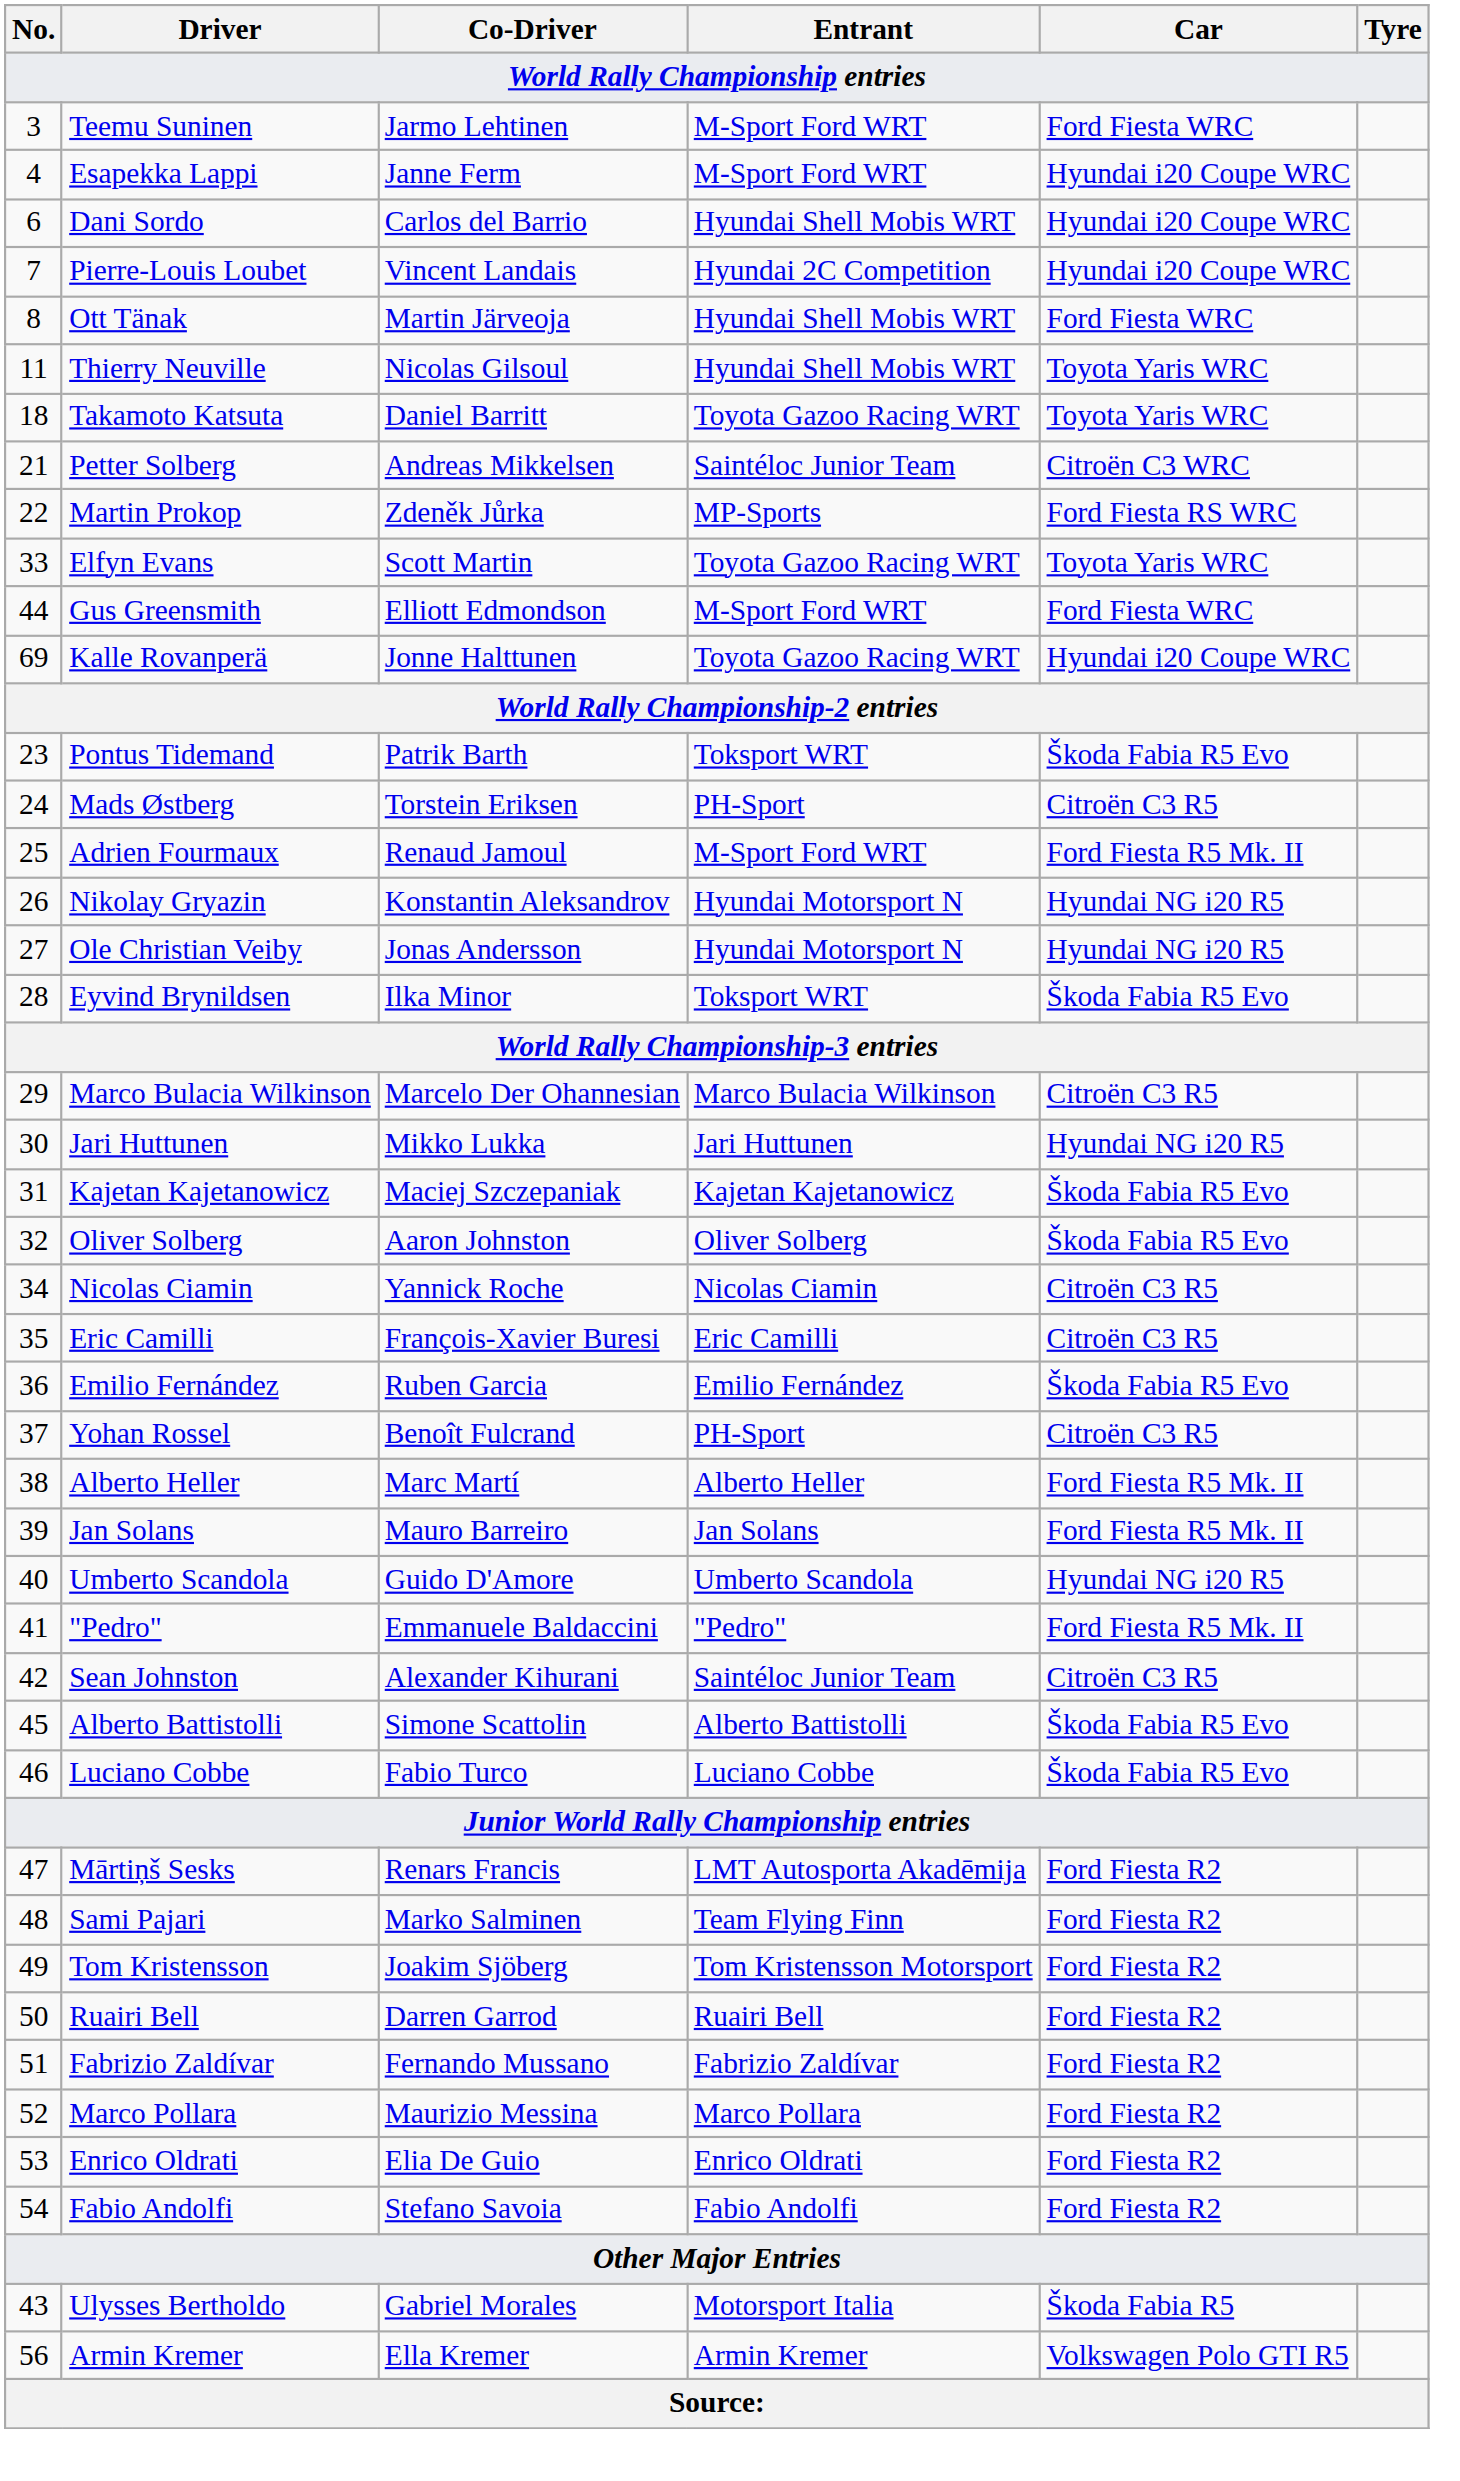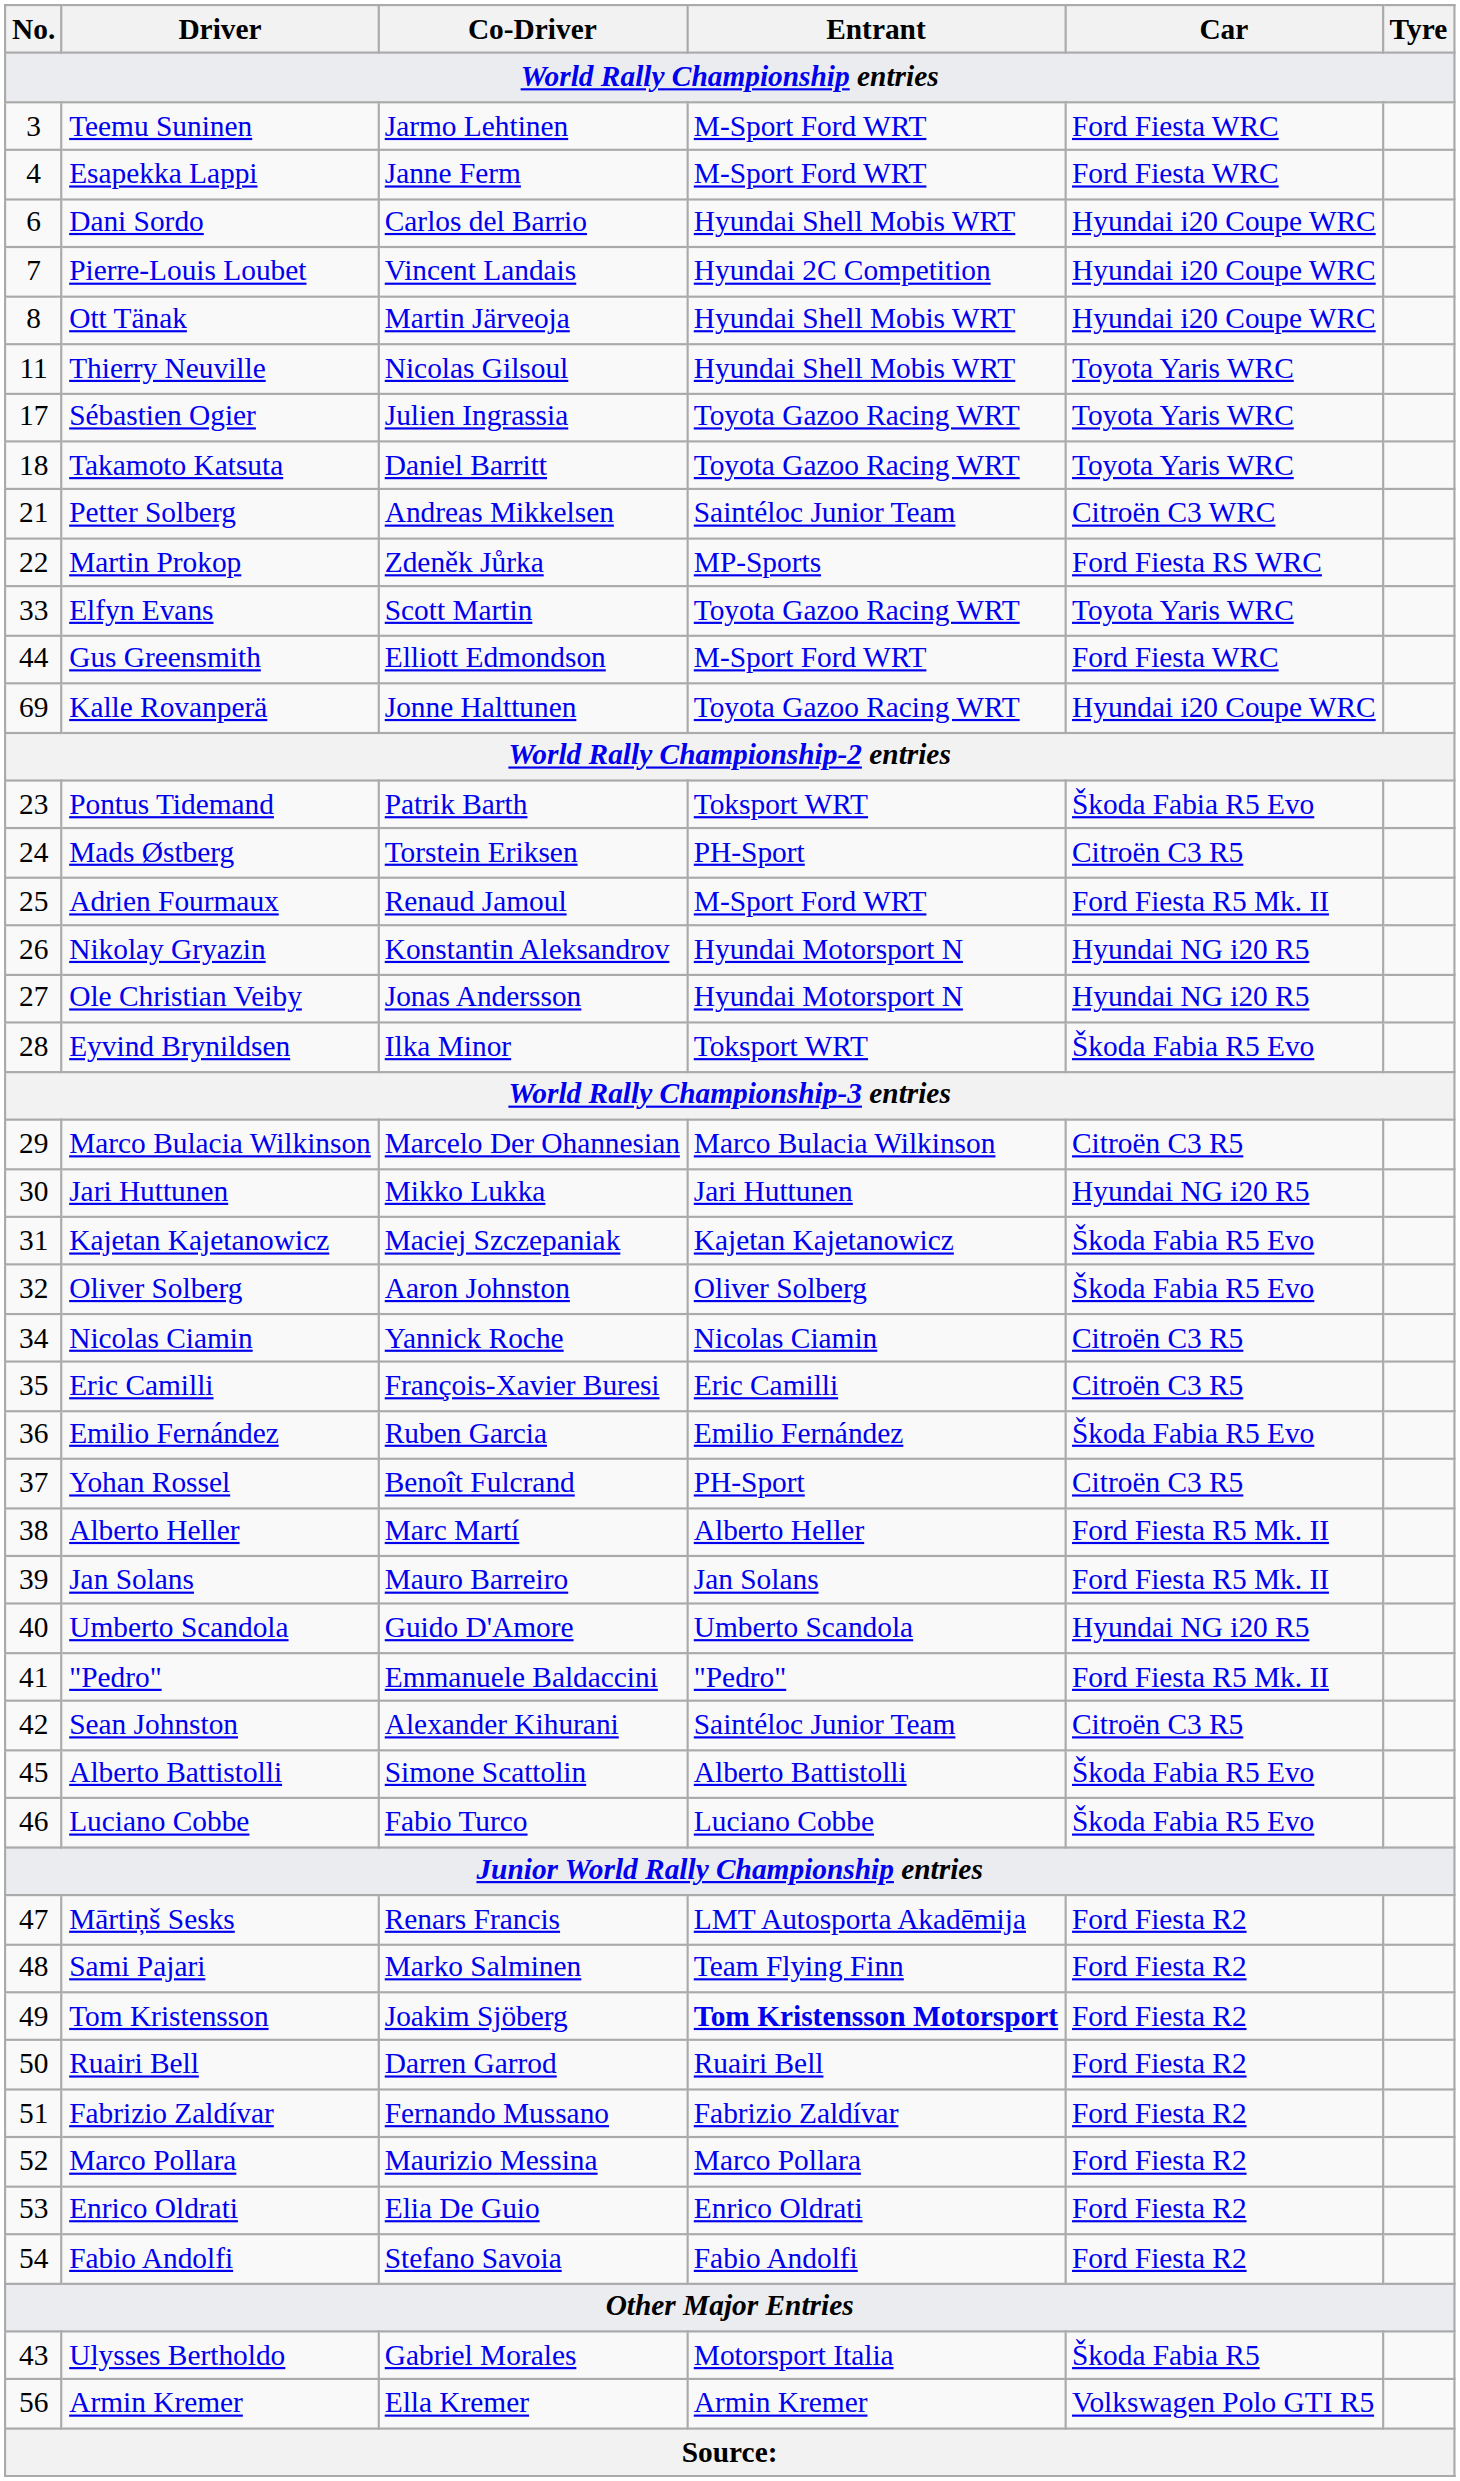(1198, 173) Hyundai i20 Coupe WRC -> (1175, 173) Ford Fiesta WRC
(1150, 319) Ford Fiesta WRC -> (1224, 319) Hyundai i20 Coupe WRC
+ row: (163, 416)
(863, 1966) normal -> (876, 2015) bold
